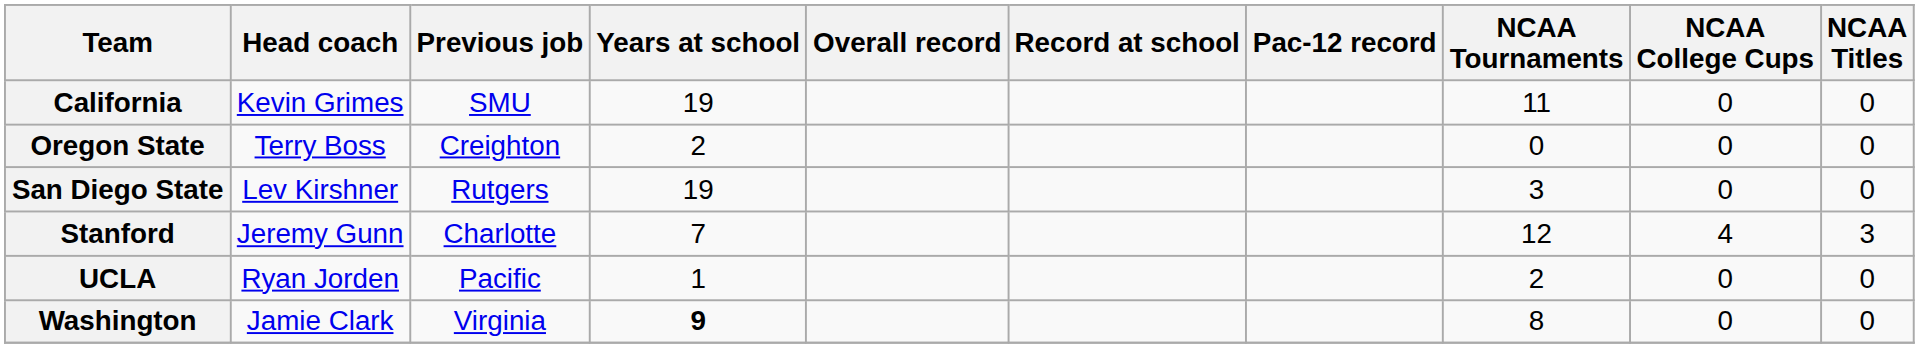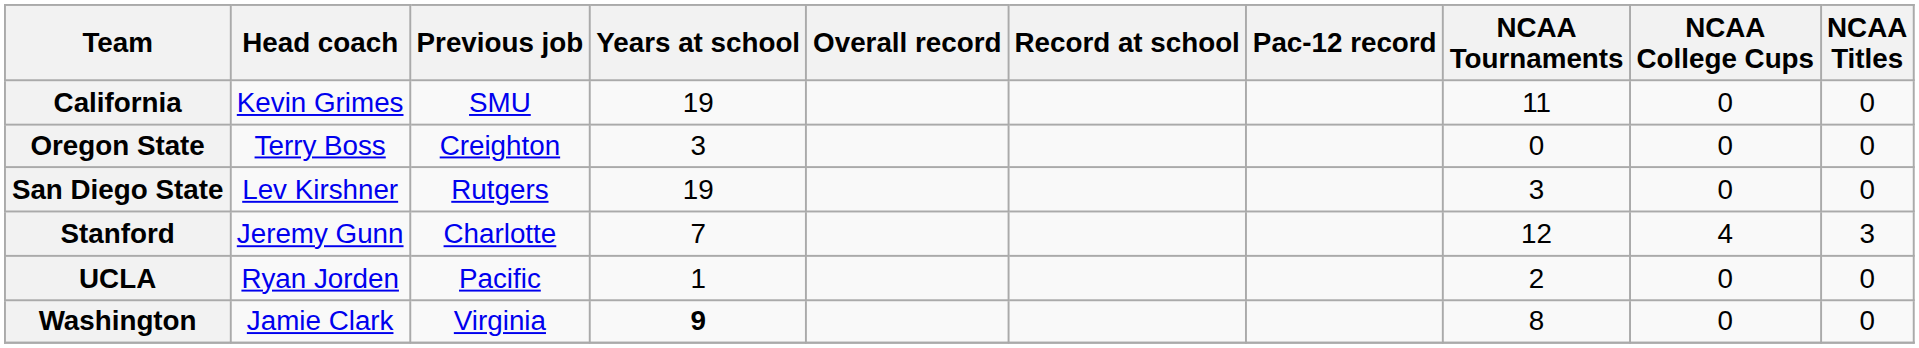(698, 146) 2 -> (698, 146) 3
